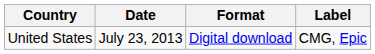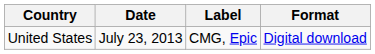columns swapped: (241, 15) <-> (333, 15)
